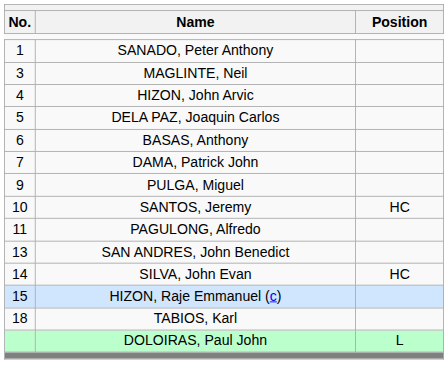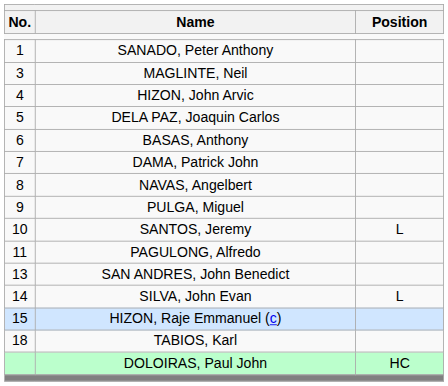+ row: (20, 184)
(400, 207) HC -> (400, 229) L
(400, 274) HC -> (400, 296) L
(400, 341) L -> (400, 363) HC
